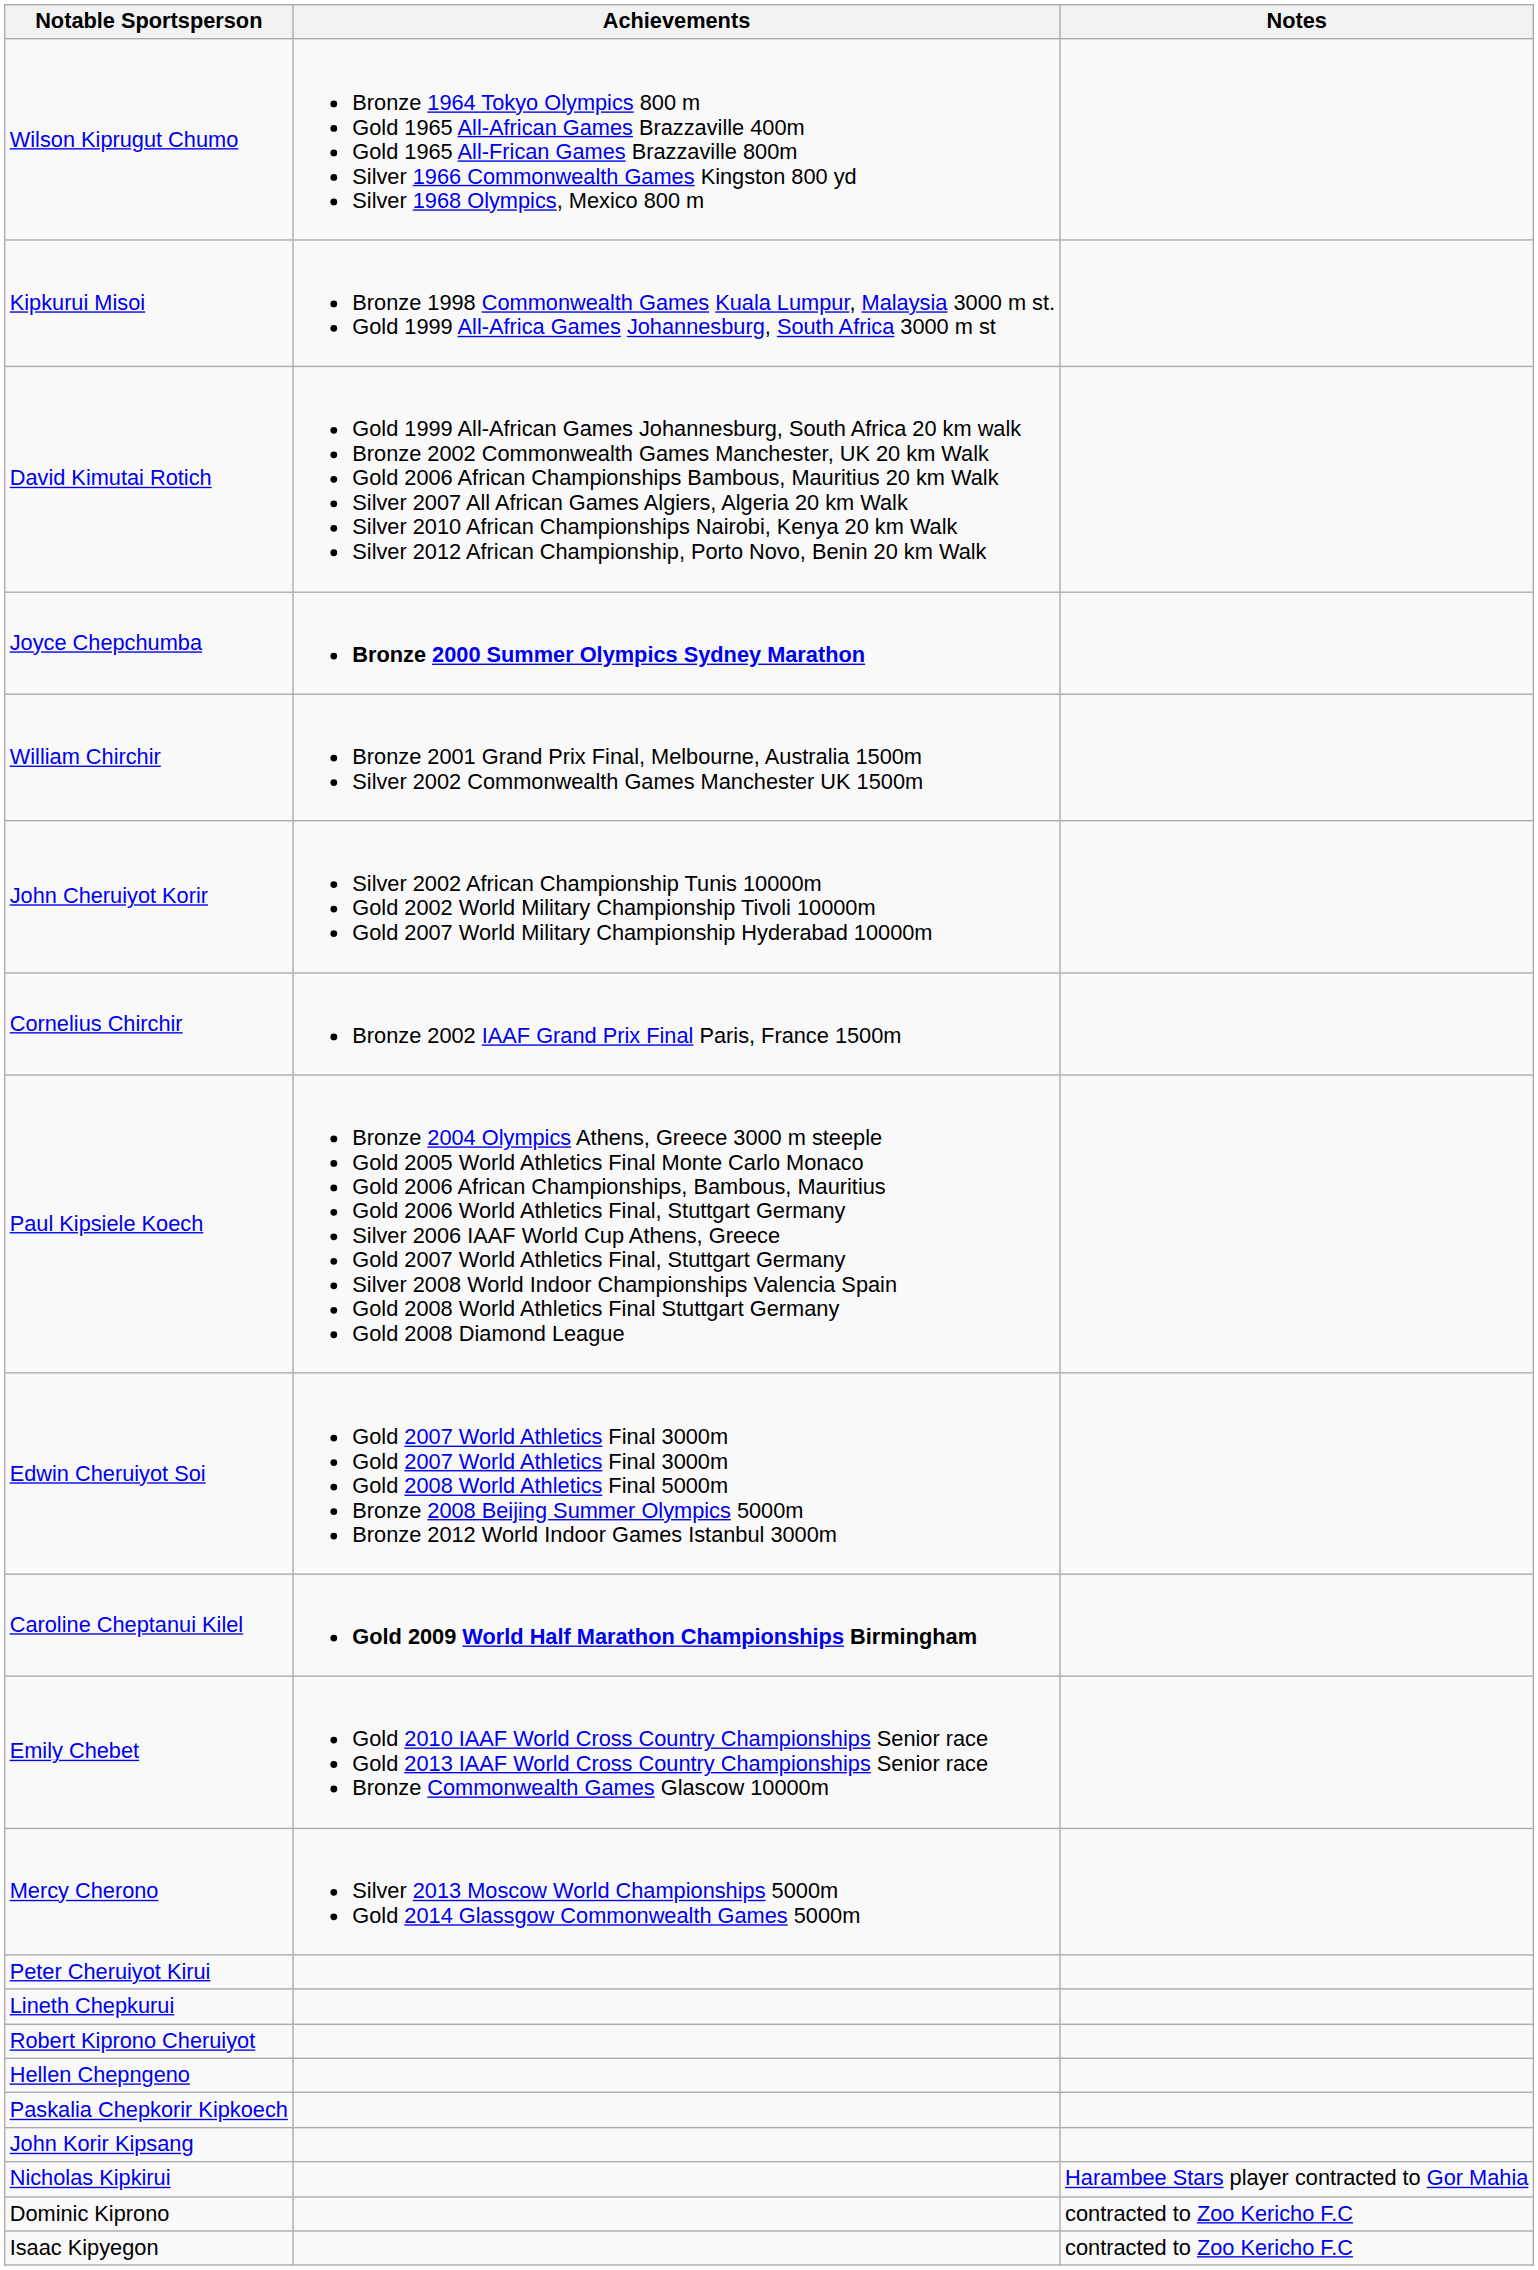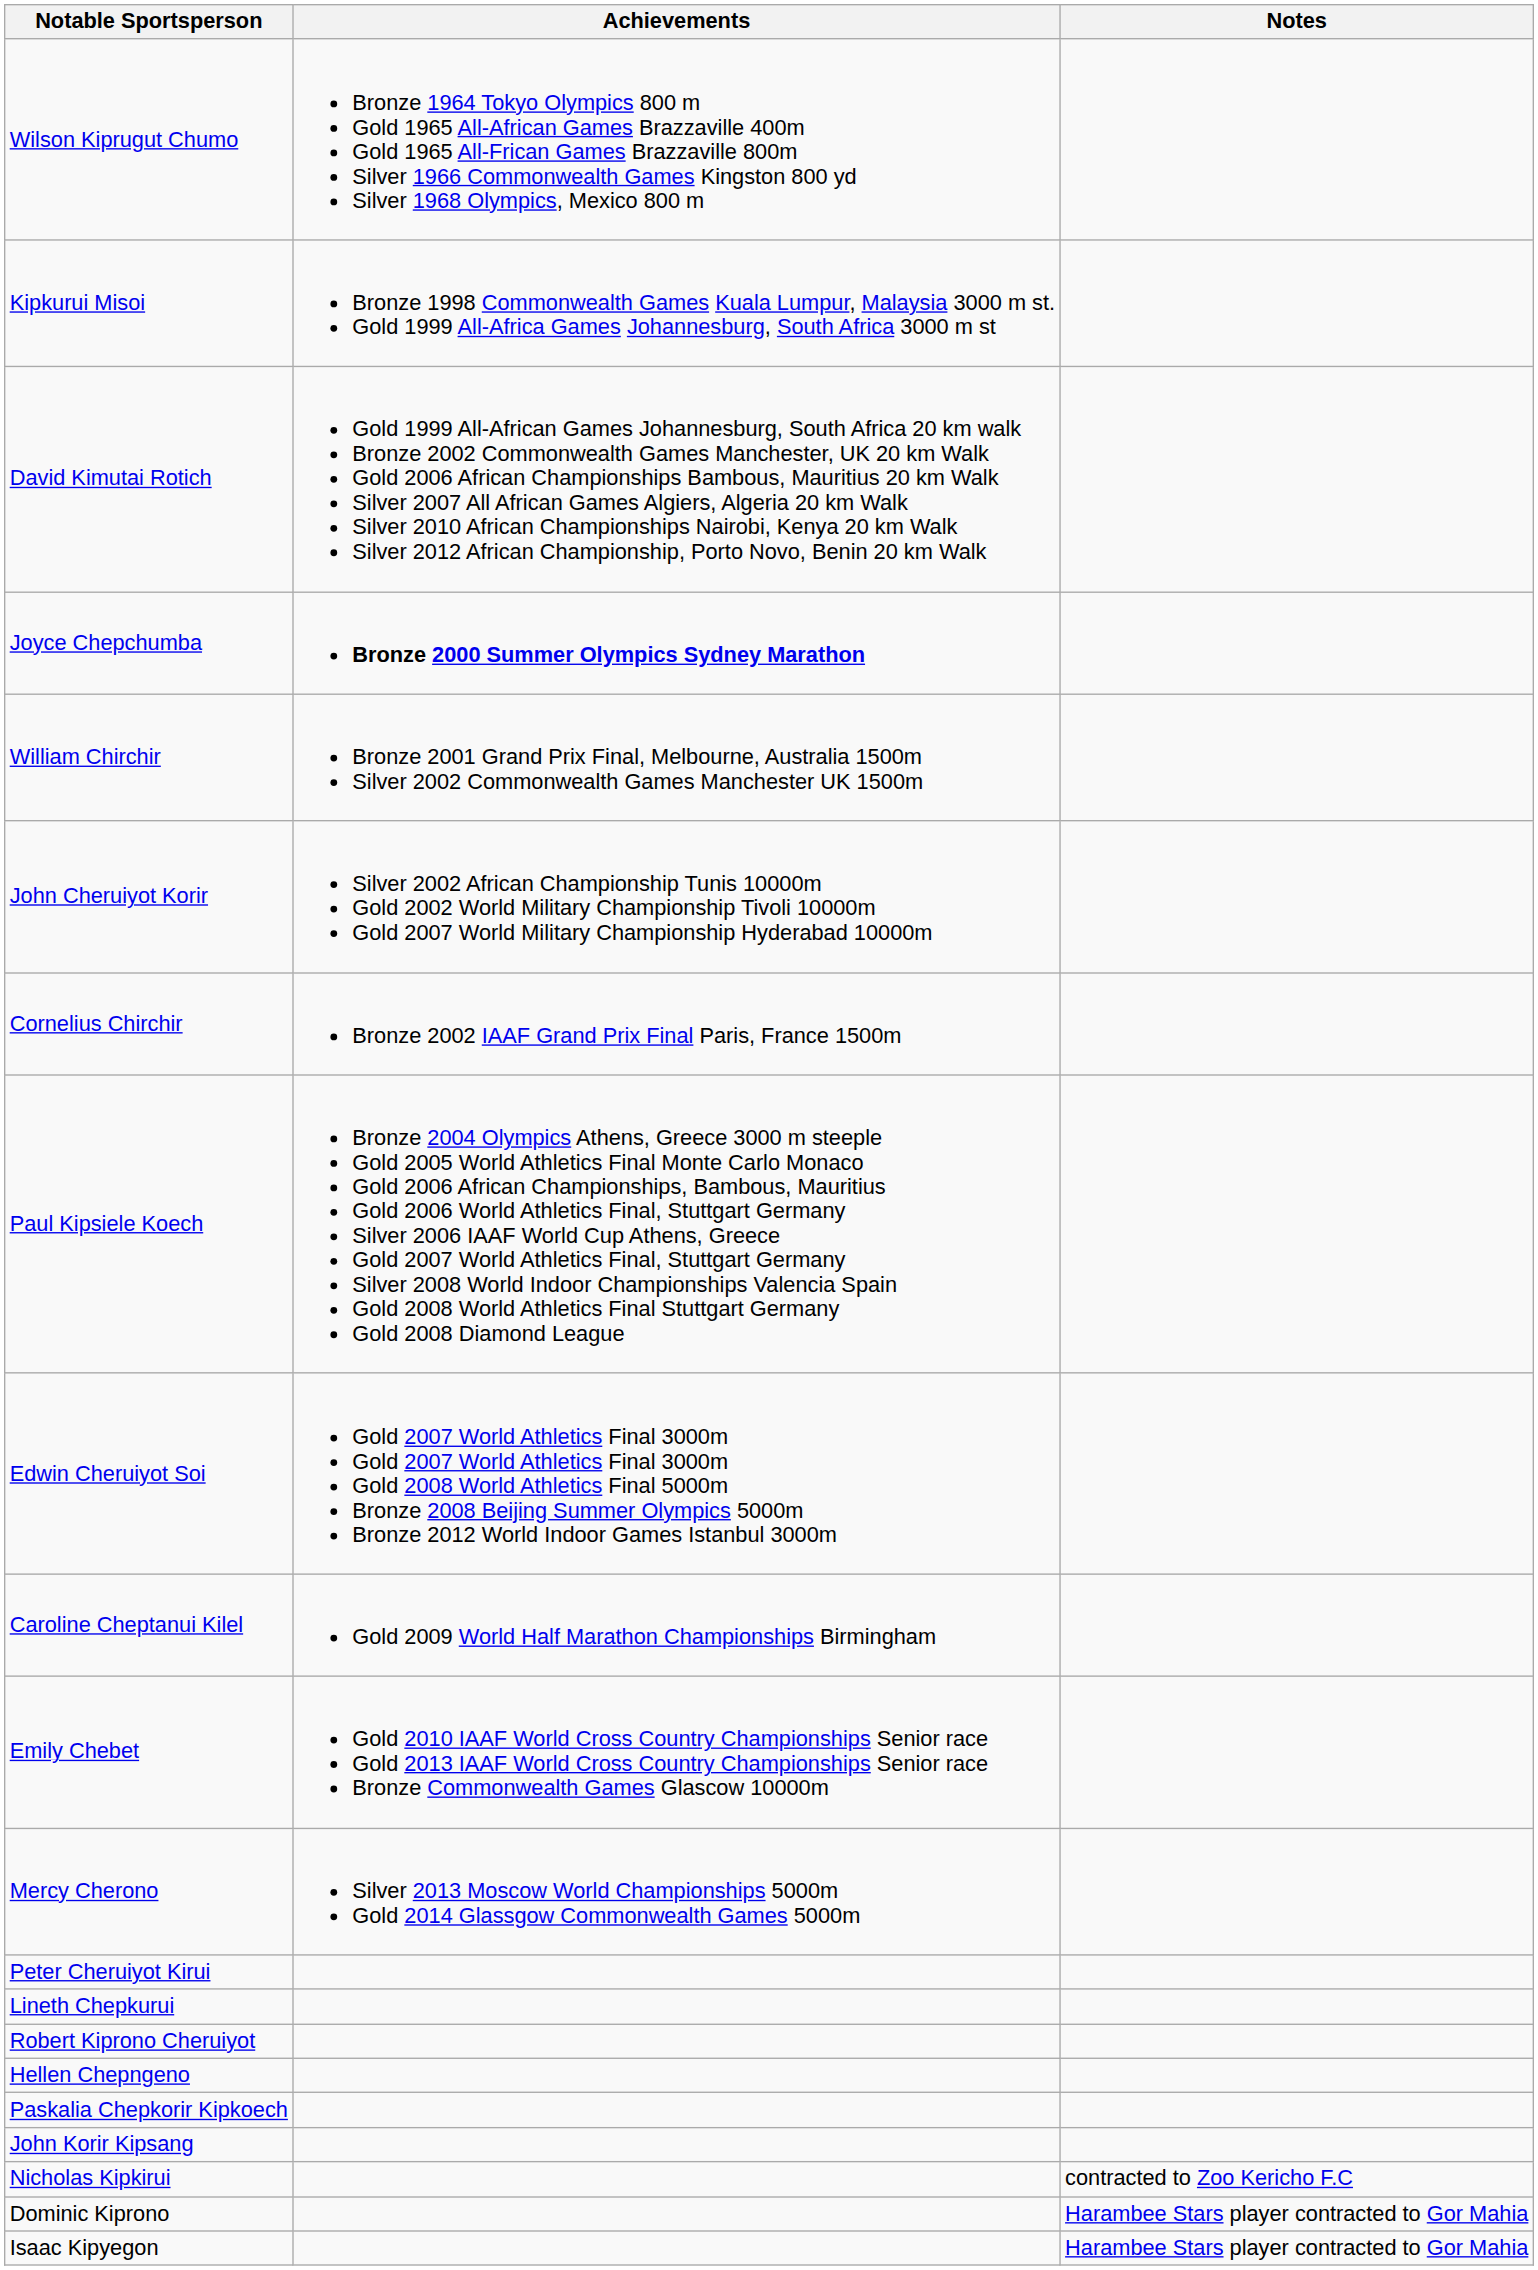(676, 1637) bold -> (676, 1637) normal
(1297, 2178) Harambee Stars player contracted to Gor Mahia -> (1209, 2178) contracted to Zoo Kericho F.C
(1209, 2213) contracted to Zoo Kericho F.C -> (1297, 2213) Harambee Stars player contracted to Gor Mahia
(1209, 2247) contracted to Zoo Kericho F.C -> (1297, 2247) Harambee Stars player contracted to Gor Mahia
